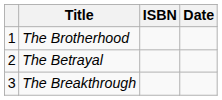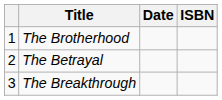columns swapped: (199, 15) <-> (160, 15)
